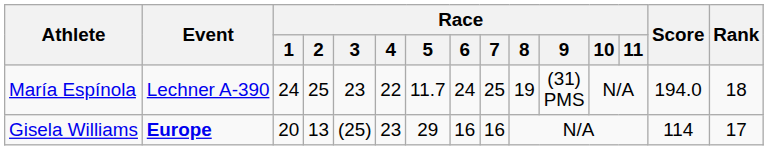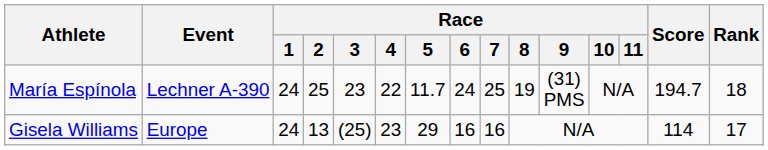(678, 90) 194.0 -> (678, 90) 194.7
(179, 130) bold -> (177, 130) normal
(289, 130) 20 -> (289, 130) 24
